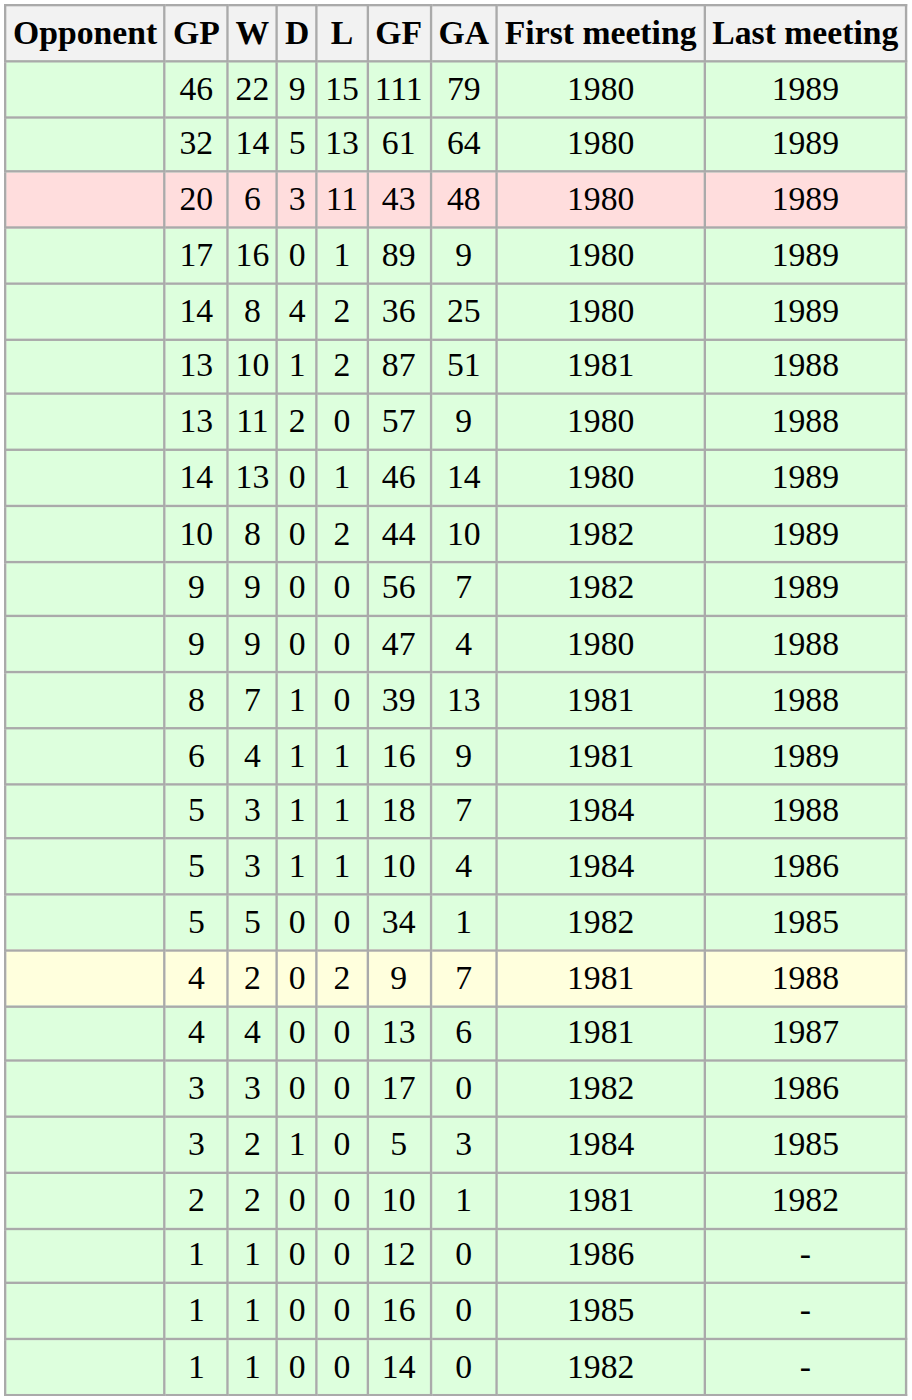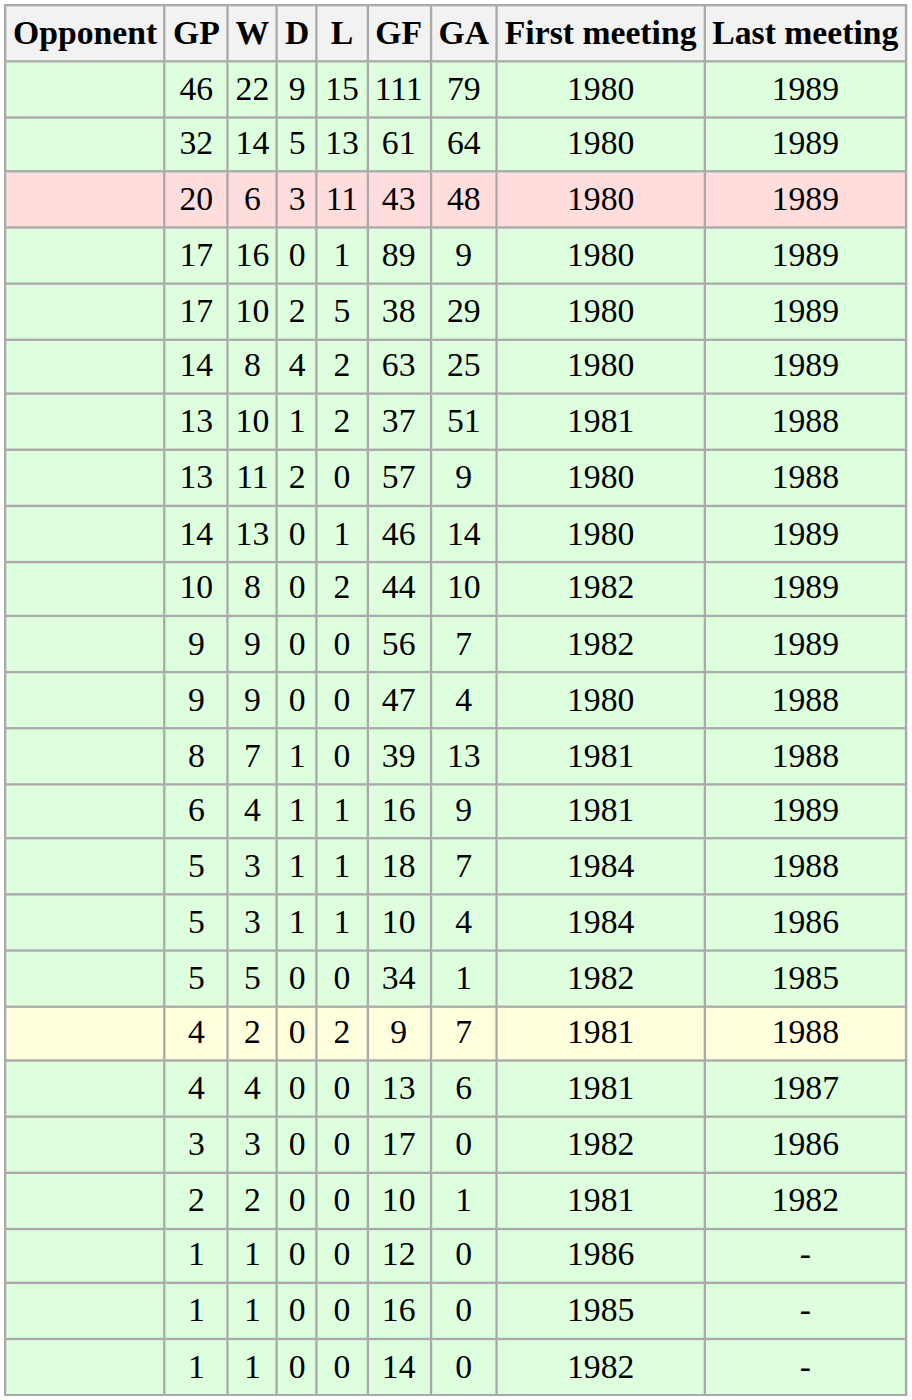+ row: (196, 310)
(399, 310) 36 -> (399, 366) 63
(399, 366) 87 -> (399, 421) 37
- row: (196, 1144)
